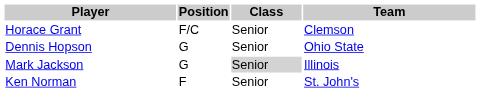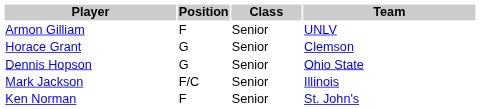+ row: (45, 29)
(189, 29) F/C -> (184, 47) G
(184, 64) G -> (189, 82) F/C
(250, 64) lightgrey background -> (250, 82) no background
